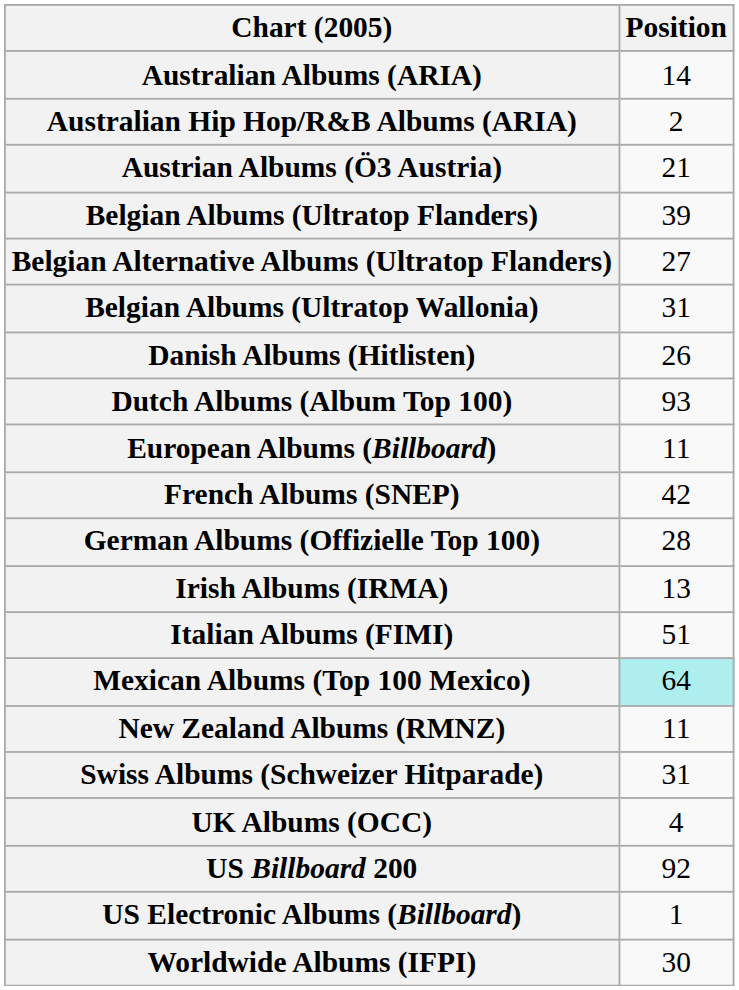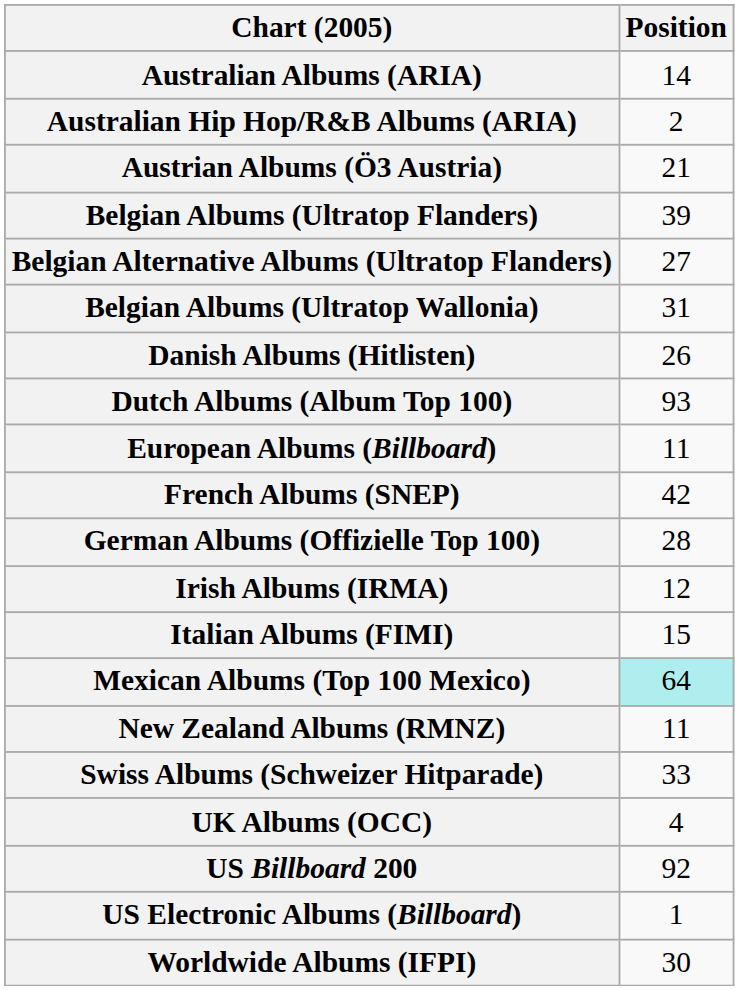(676, 588) 13 -> (676, 588) 12
(676, 634) 51 -> (676, 634) 15
(676, 774) 31 -> (676, 774) 33
